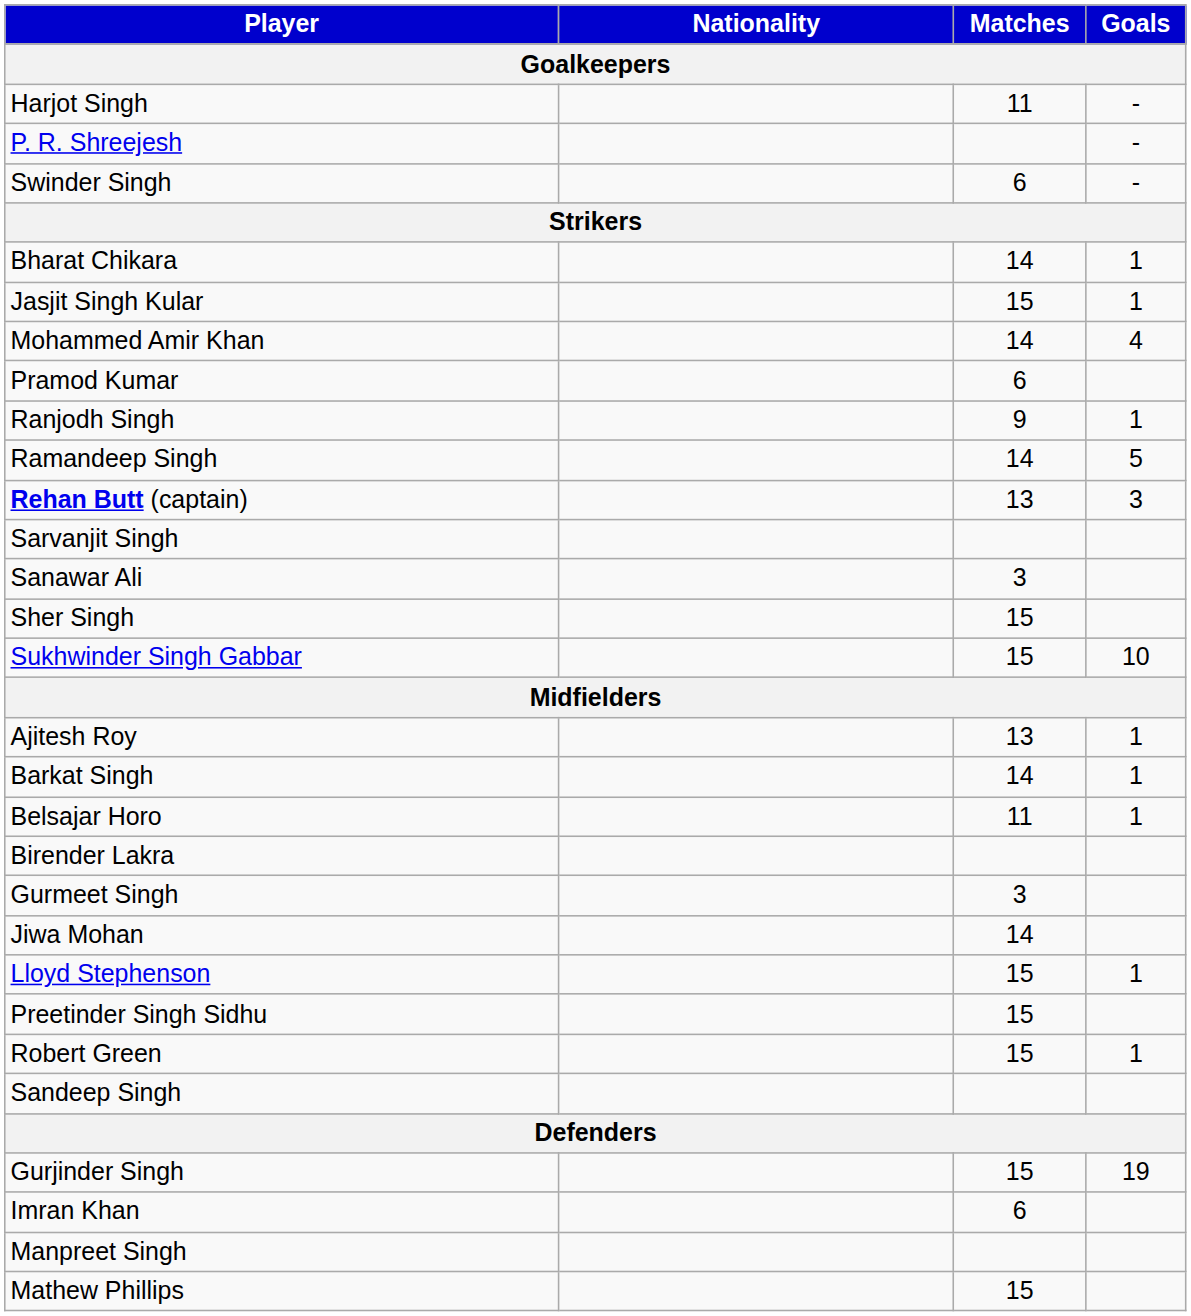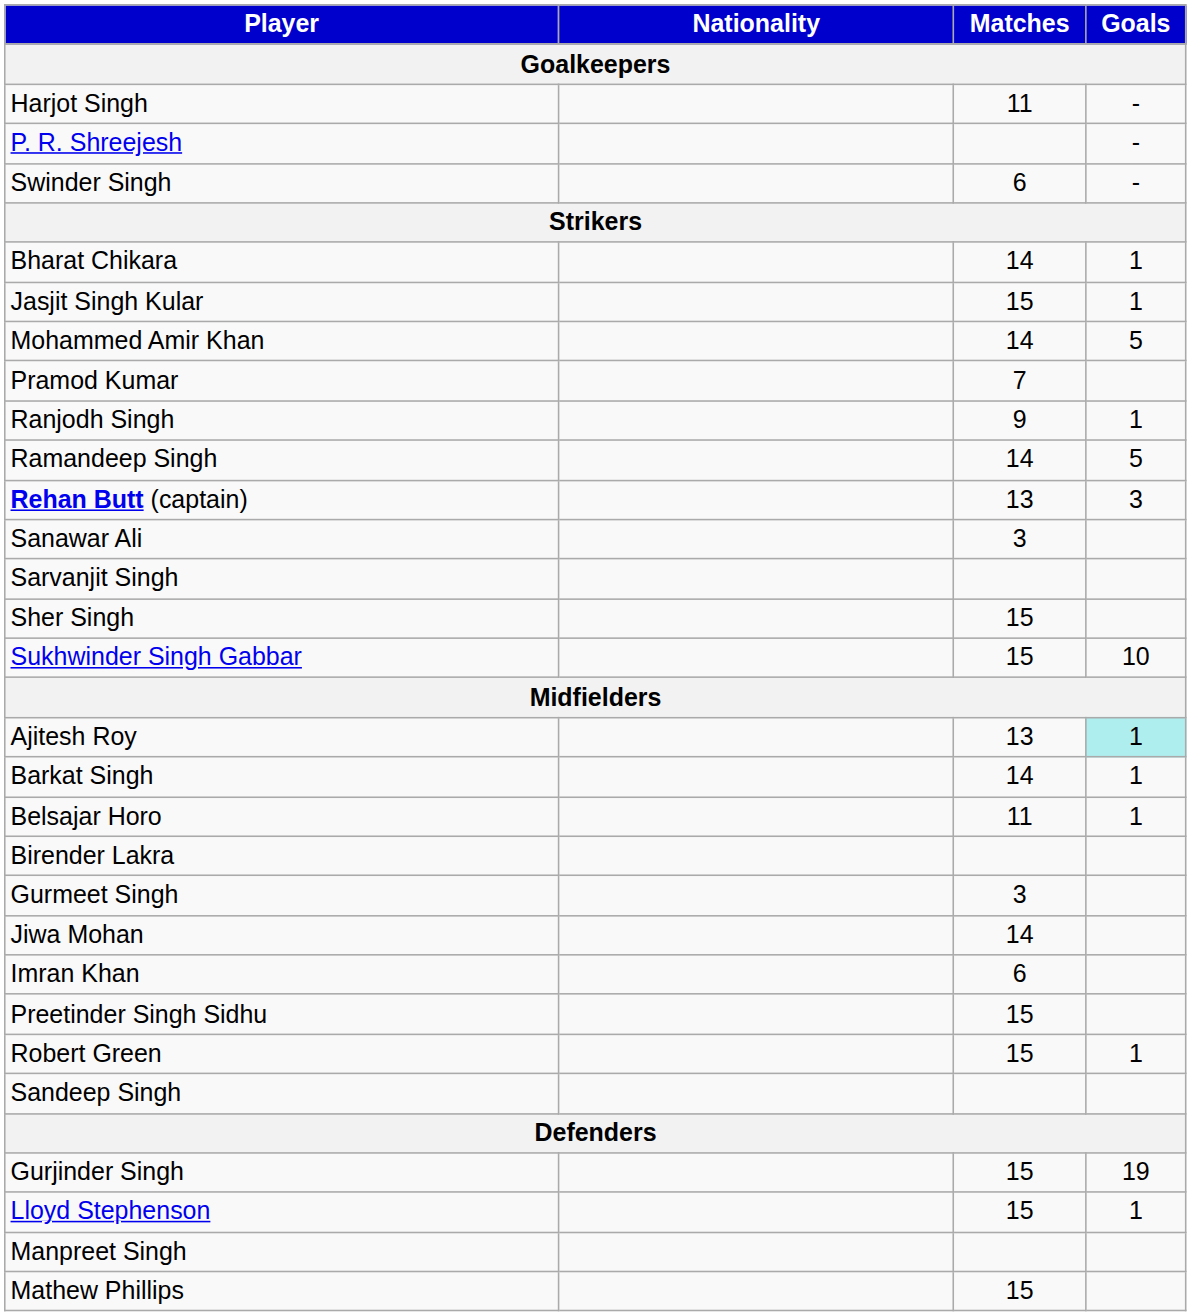(1136, 340) 4 -> (1136, 340) 5
(1020, 380) 6 -> (1020, 380) 7
rows swapped: (76, 578) <-> (94, 538)
(1136, 736) no background -> (1136, 736) paleturquoise background
rows swapped: (110, 974) <-> (75, 1211)
